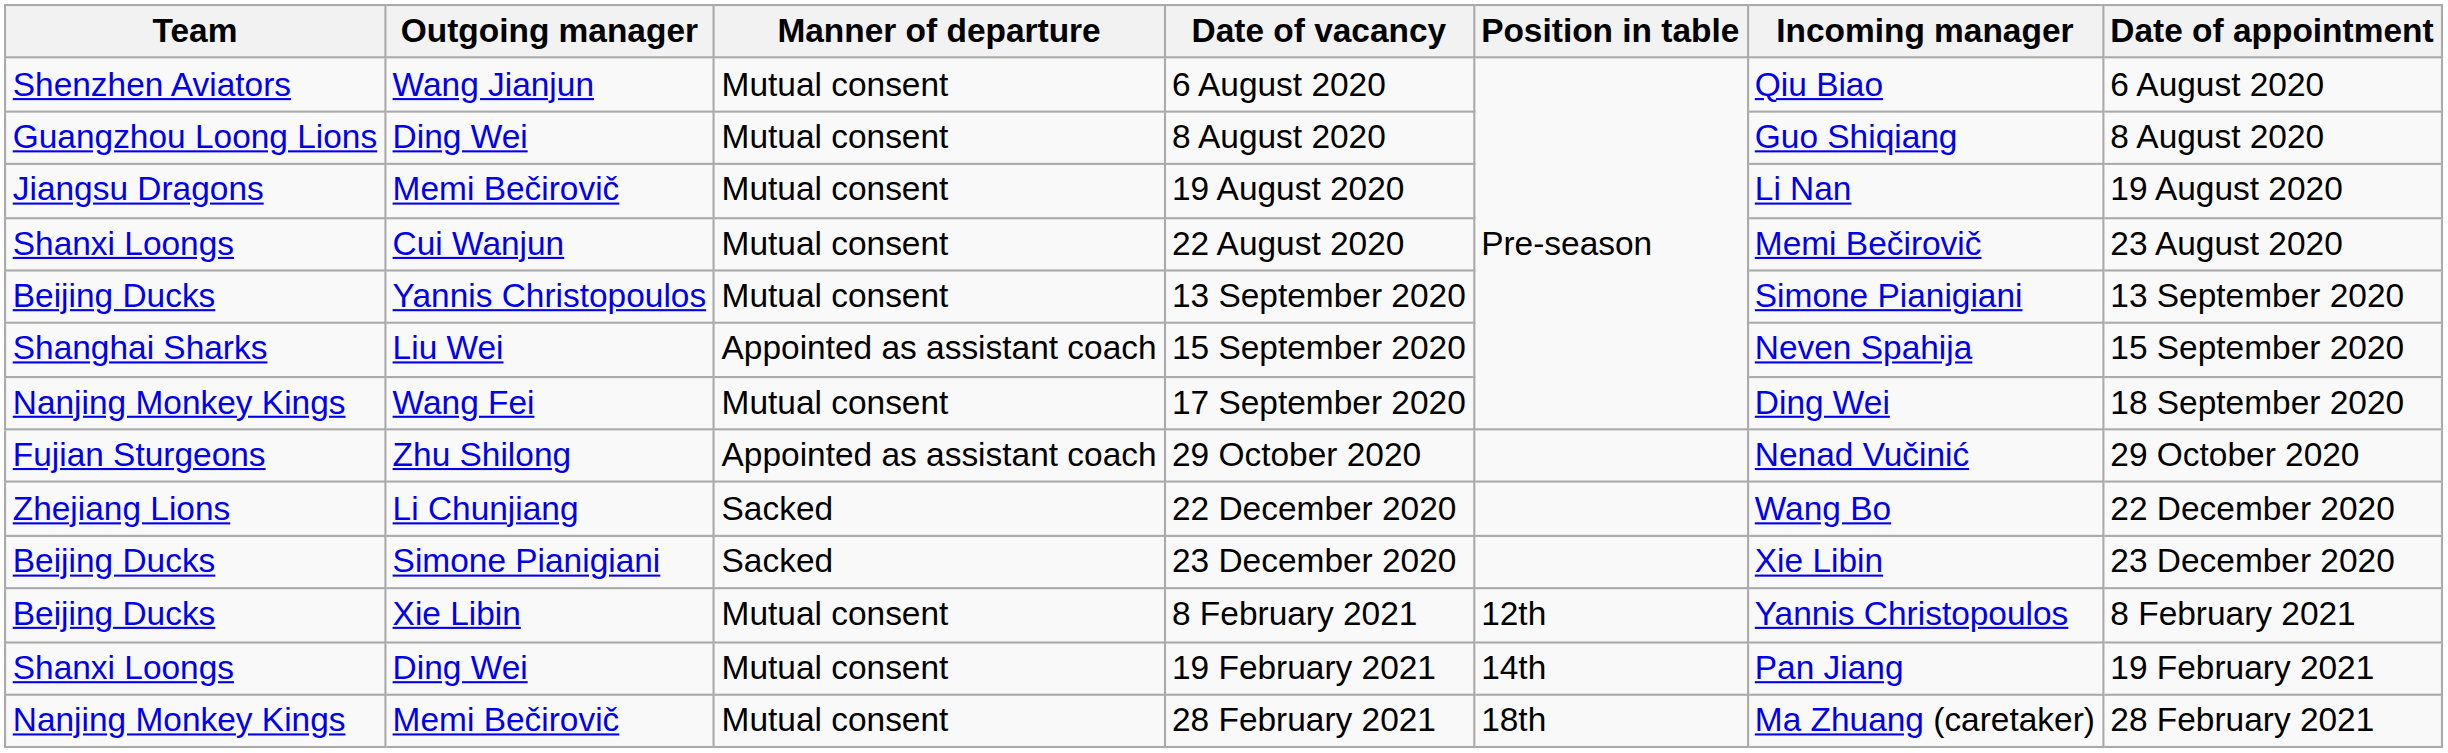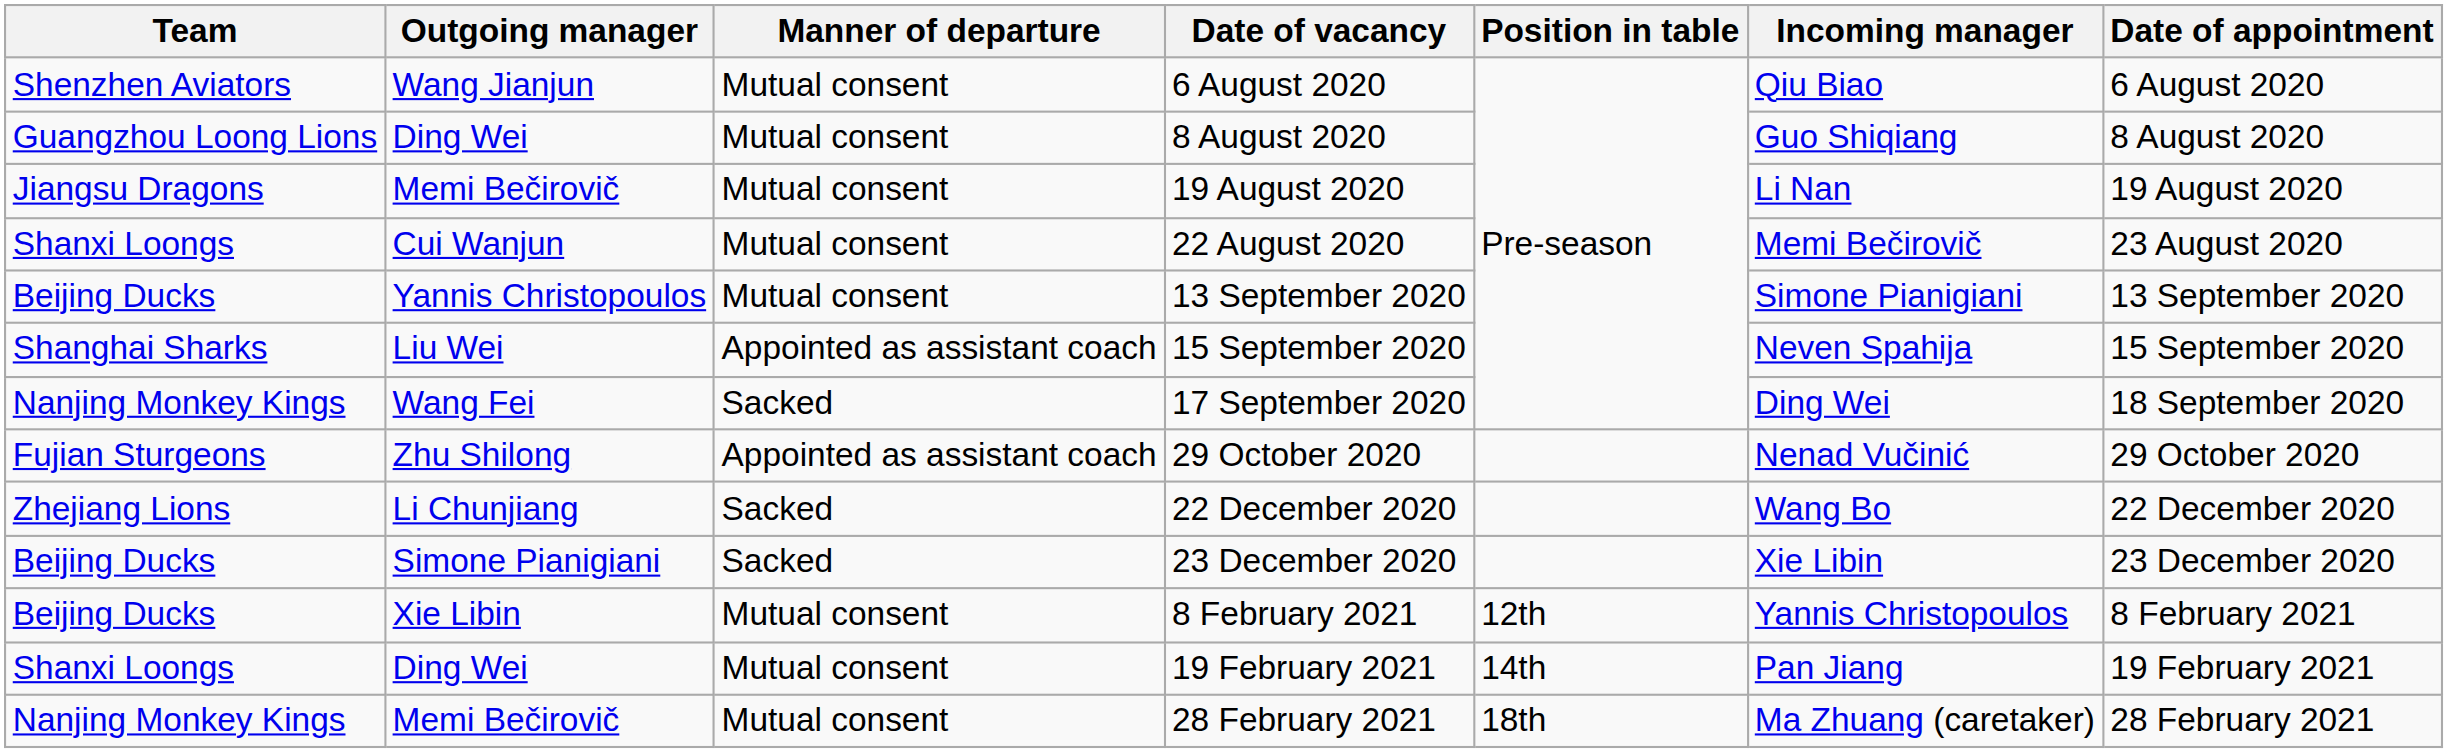(835, 402) Mutual consent -> (777, 402) Sacked
